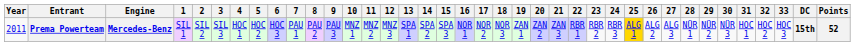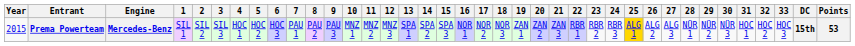(16, 30) 2011 -> (16, 30) 2015
(834, 30) 52 -> (834, 30) 53
